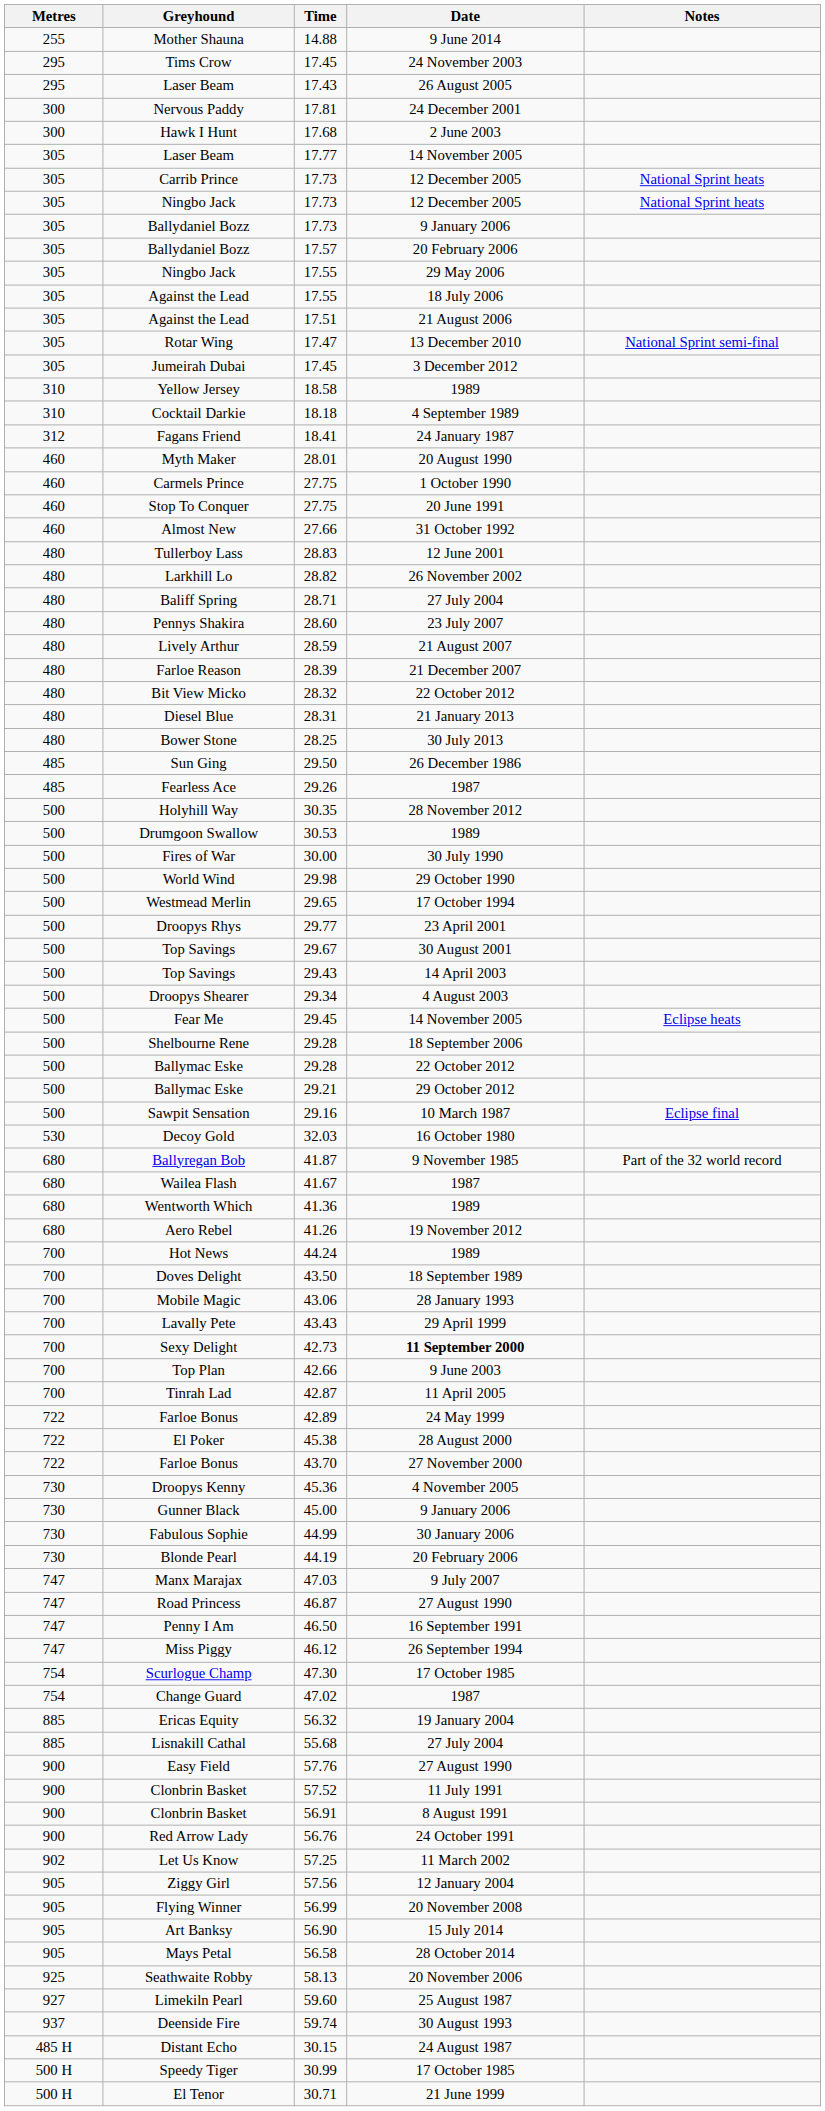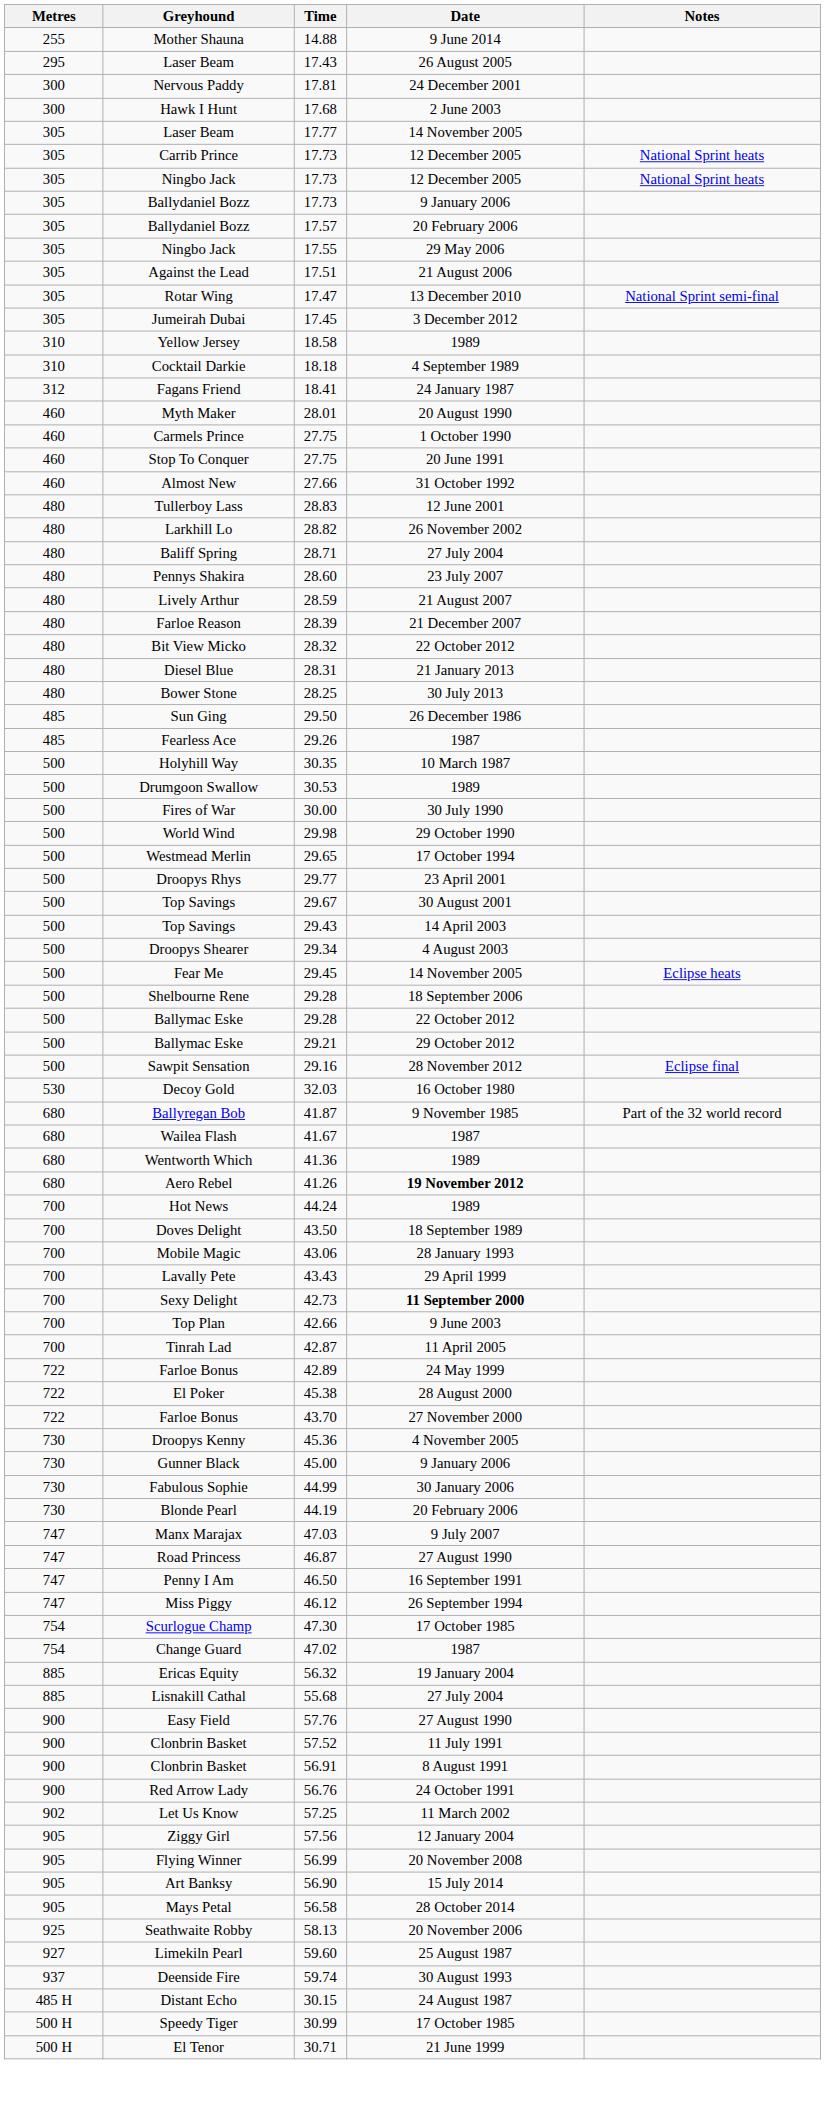- row: (199, 62)
- row: (199, 296)
(465, 809) 28 November 2012 -> (465, 763) 10 March 1987
(465, 1113) 10 March 1987 -> (465, 1066) 28 November 2012
(465, 1230) normal -> (465, 1183) bold
